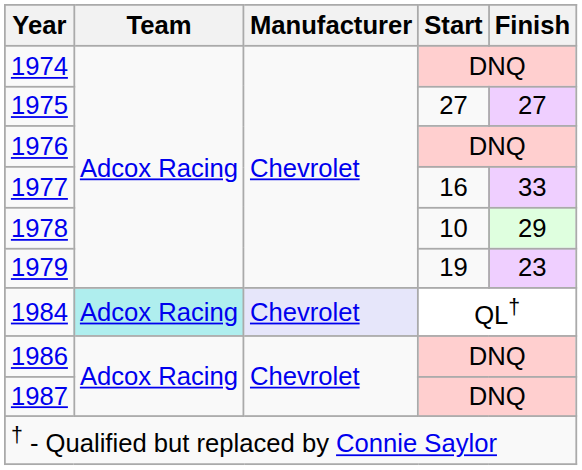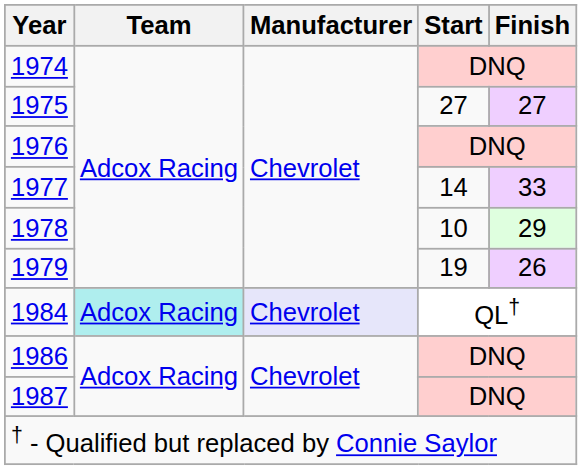(453, 188) 16 -> (453, 188) 14
(532, 268) 23 -> (532, 268) 26
